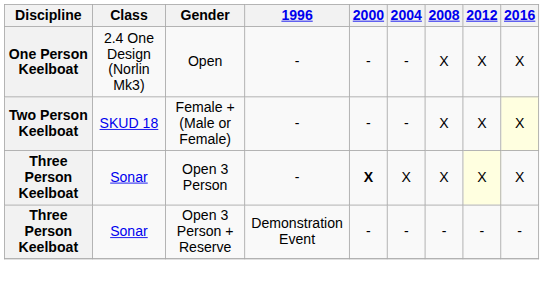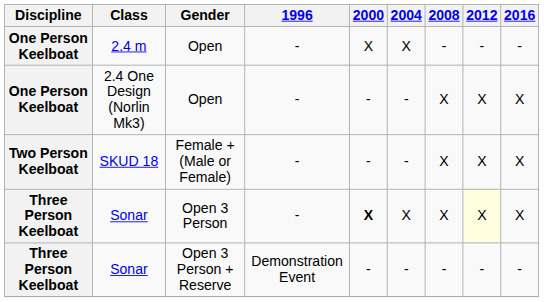+ row: (129, 45)
(520, 123) lightyellow background -> (520, 161) no background
